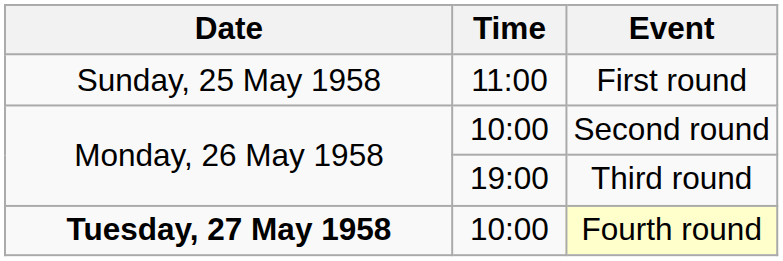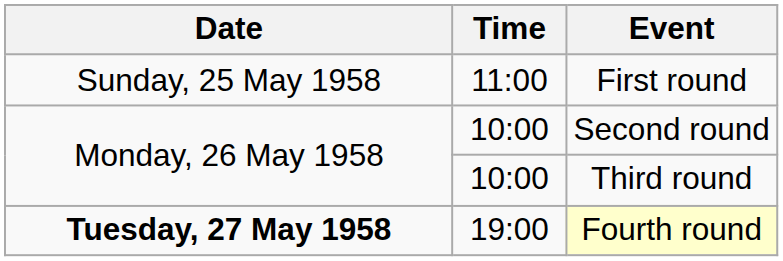(509, 179) 19:00 -> (509, 179) 10:00
(509, 229) 10:00 -> (509, 229) 19:00
